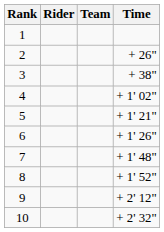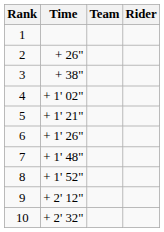columns swapped: (59, 14) <-> (137, 14)
